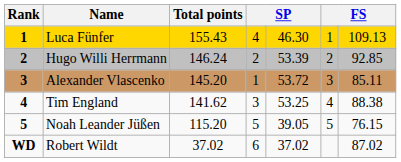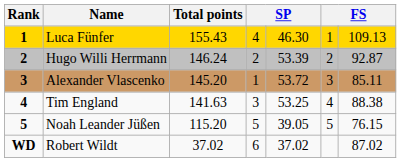(367, 59) 92.85 -> (367, 59) 92.87
(208, 102) 141.62 -> (208, 102) 141.63
